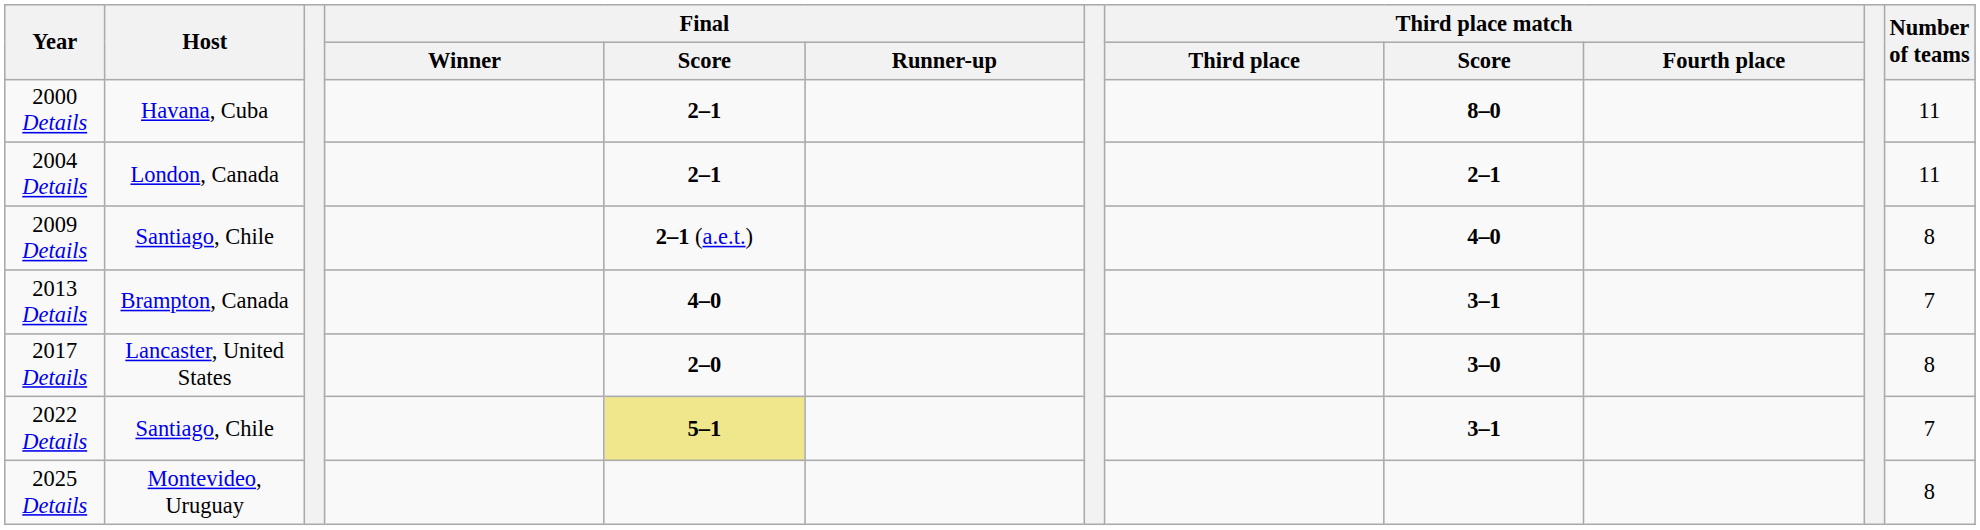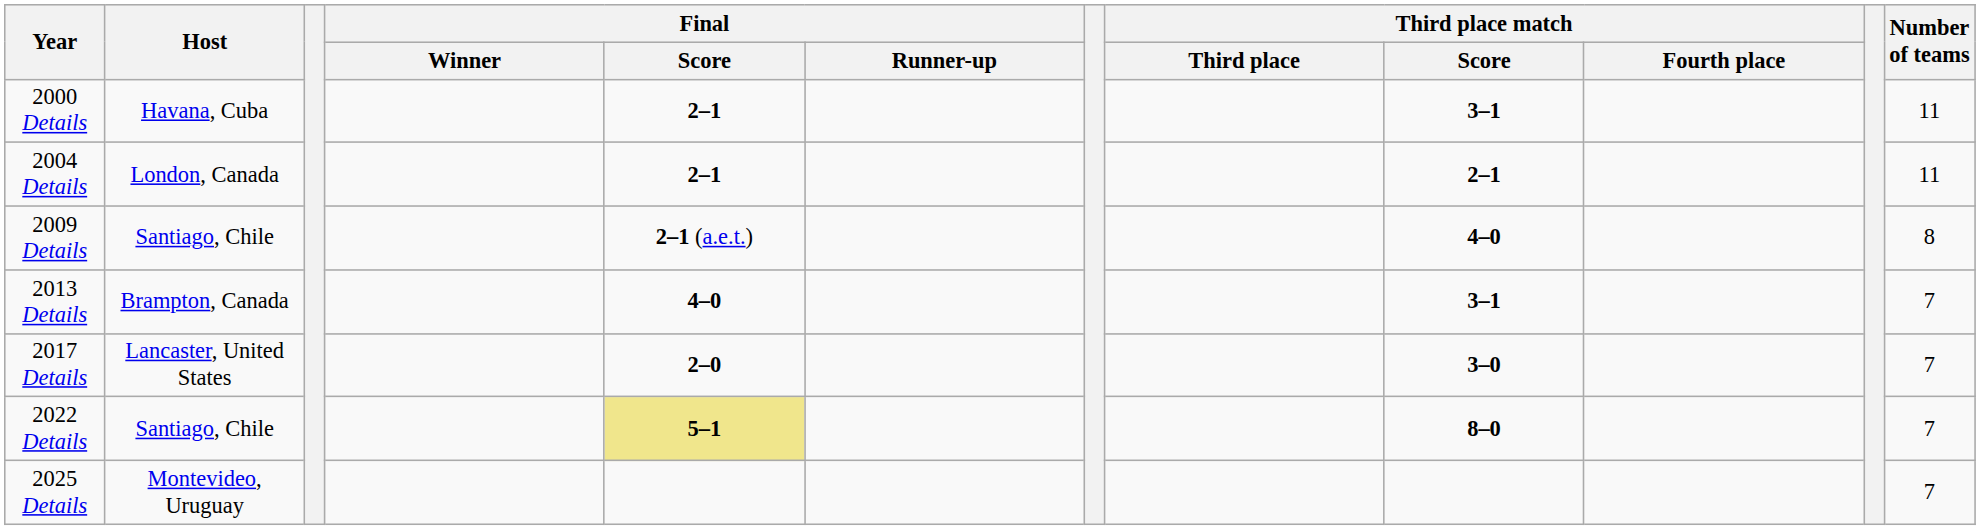(1484, 110) 8–0 -> (1484, 110) 3–1
(1929, 365) 8 -> (1929, 365) 7
(1484, 428) 3–1 -> (1484, 428) 8–0
(1929, 492) 8 -> (1929, 492) 7
